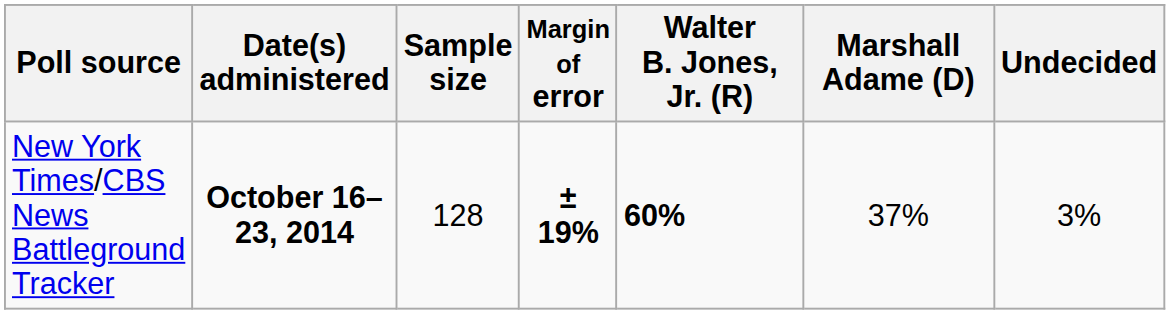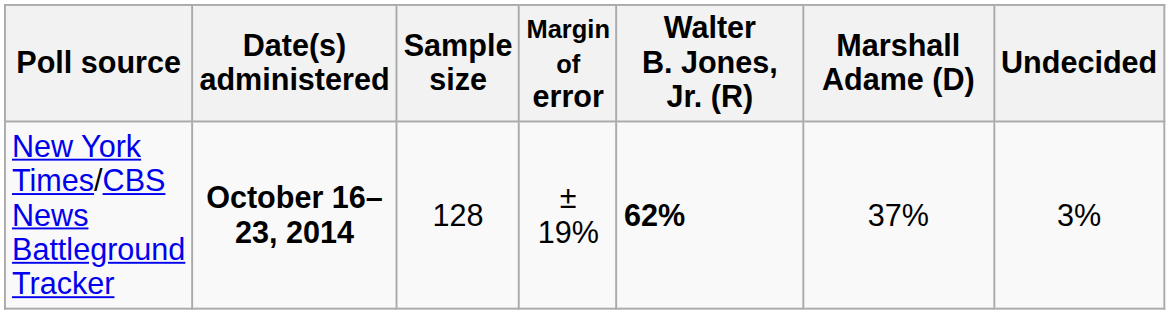(568, 214) bold -> (568, 214) normal
(655, 214) 60% -> (655, 214) 62%
